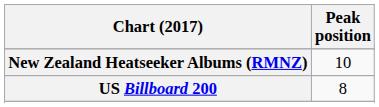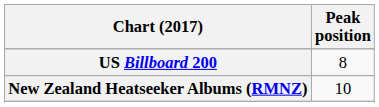rows swapped: (158, 62) <-> (158, 88)
